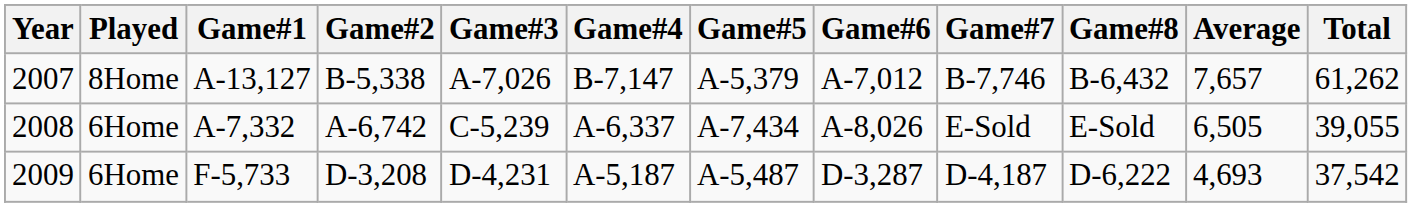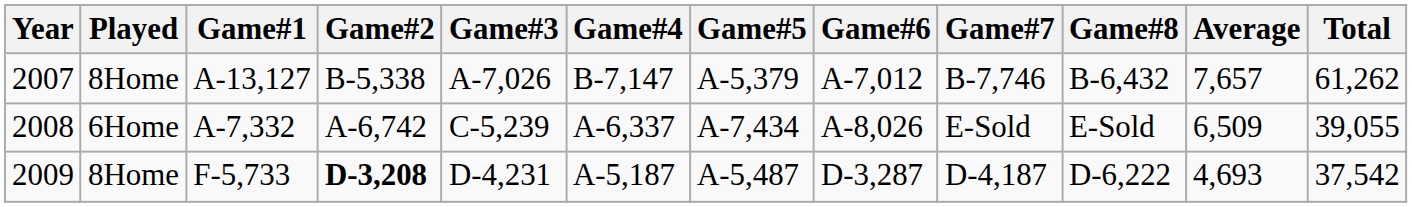(1228, 126) 6,505 -> (1228, 126) 6,509
(134, 175) 6Home -> (134, 175) 8Home
(376, 175) normal -> (376, 175) bold
